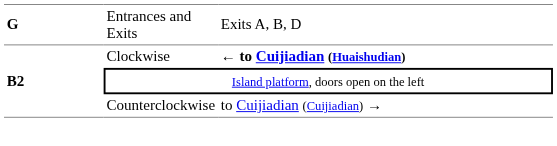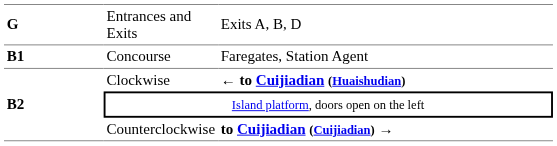+ row: (139, 56)
(301, 105) normal -> (307, 129) bold
